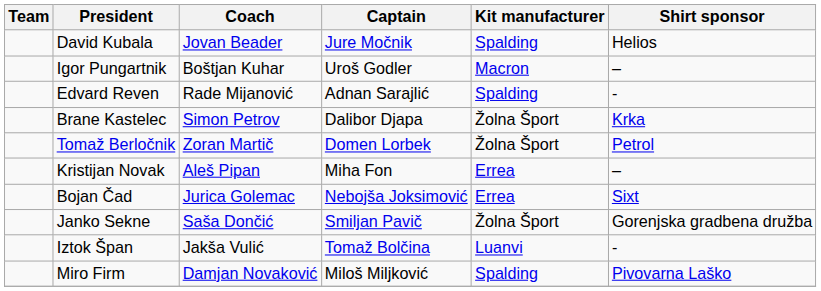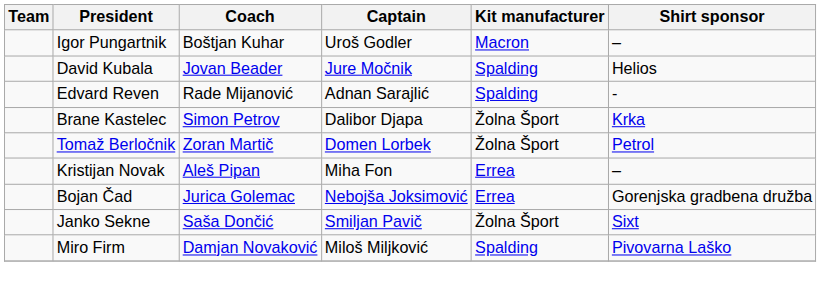rows swapped: (105, 42) <-> (111, 68)
(625, 196) Sixt -> (712, 196) Gorenjska gradbena družba
(712, 222) Gorenjska gradbena družba -> (625, 222) Sixt
- row: (95, 247)
